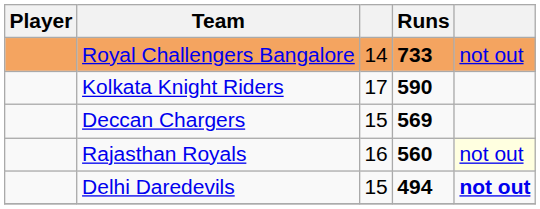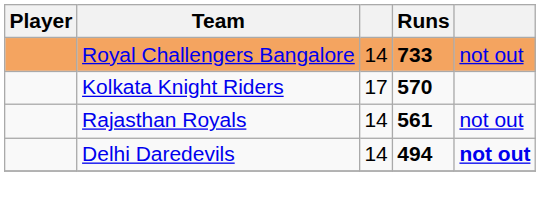(415, 87) 590 -> (415, 87) 570
- row: (164, 120)
(376, 154) 16 -> (376, 120) 14
(415, 154) 560 -> (415, 120) 561
(491, 154) lightyellow background -> (491, 120) no background
(376, 187) 15 -> (376, 154) 14
